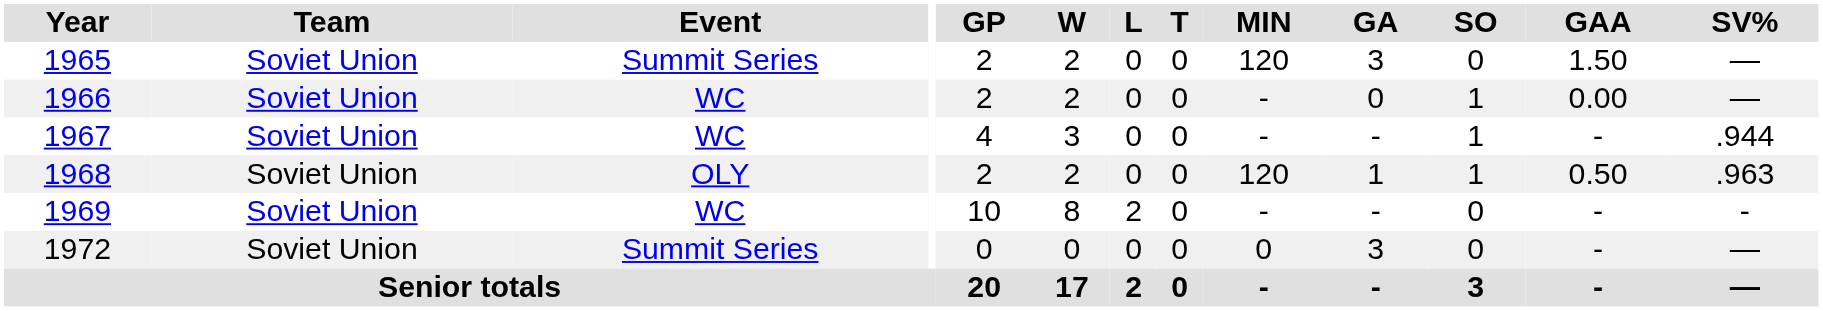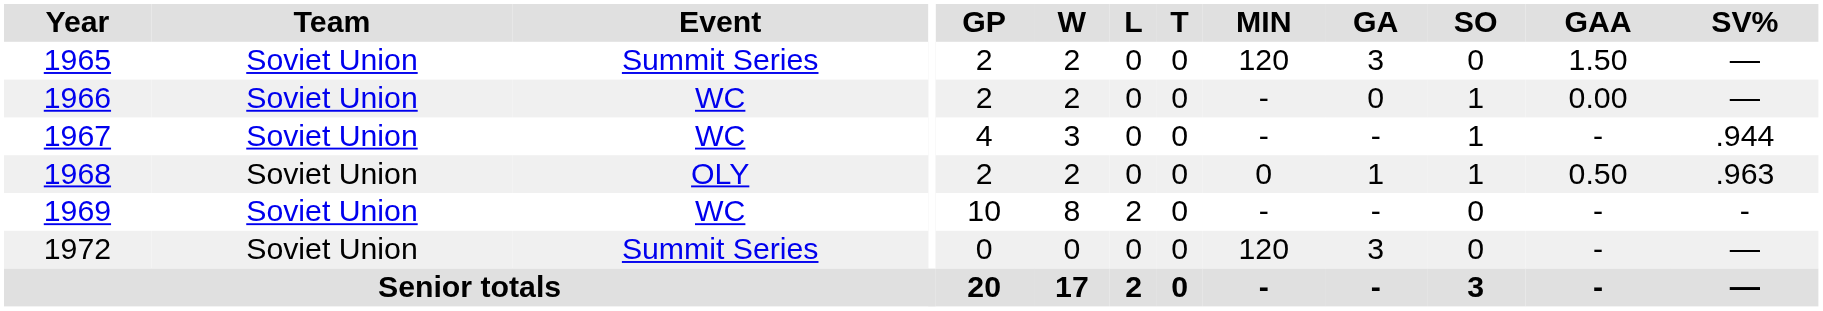(1264, 173) 120 -> (1264, 173) 0
(1264, 249) 0 -> (1264, 249) 120
